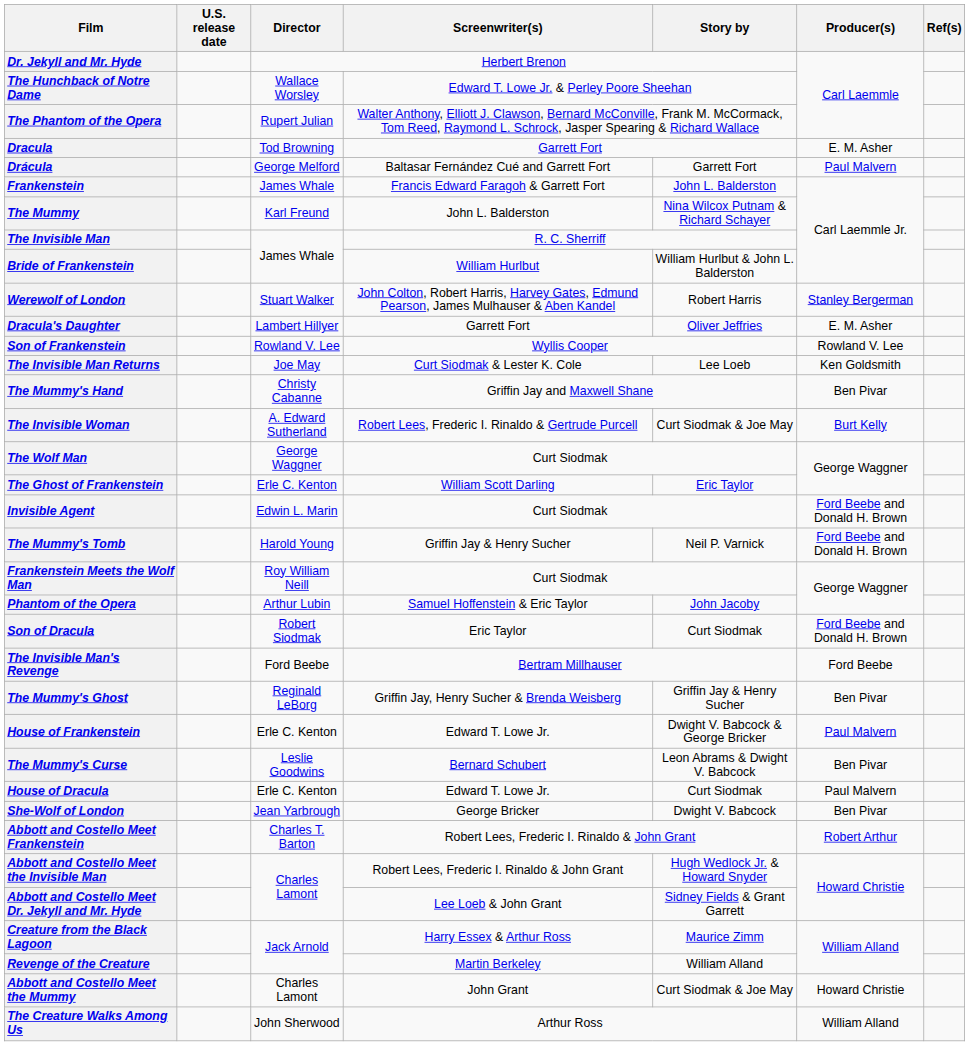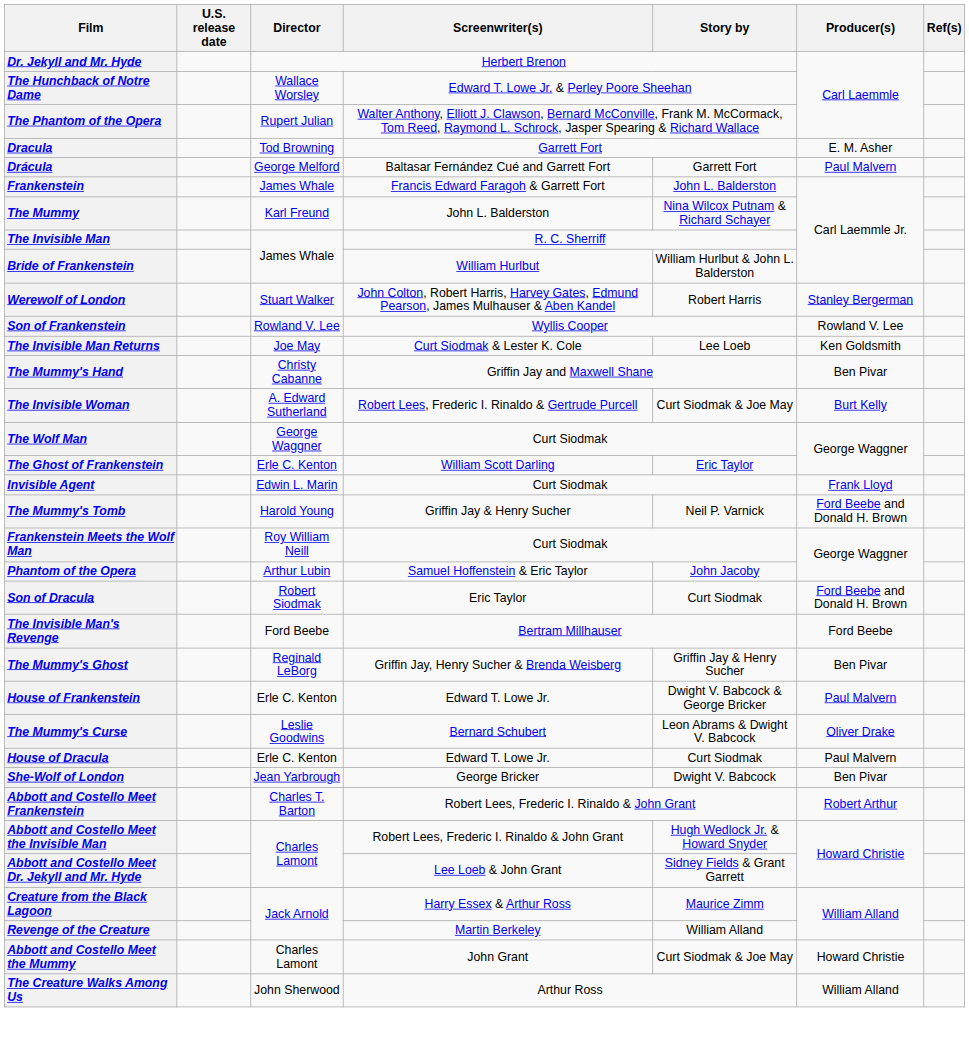- row: (63, 326)
(860, 511) Ford Beebe and Donald H. Brown -> (860, 485) Frank Lloyd
(860, 764) Ben Pivar -> (860, 731) Oliver Drake
